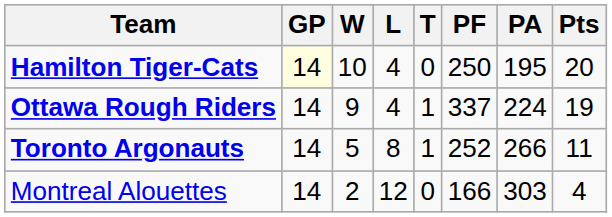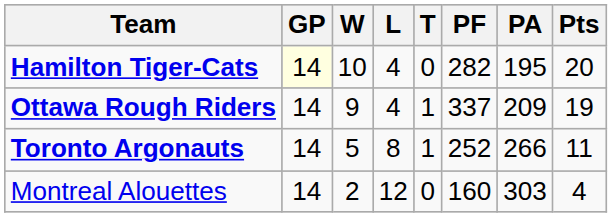(470, 66) 250 -> (470, 66) 282
(525, 107) 224 -> (525, 107) 209
(470, 190) 166 -> (470, 190) 160
